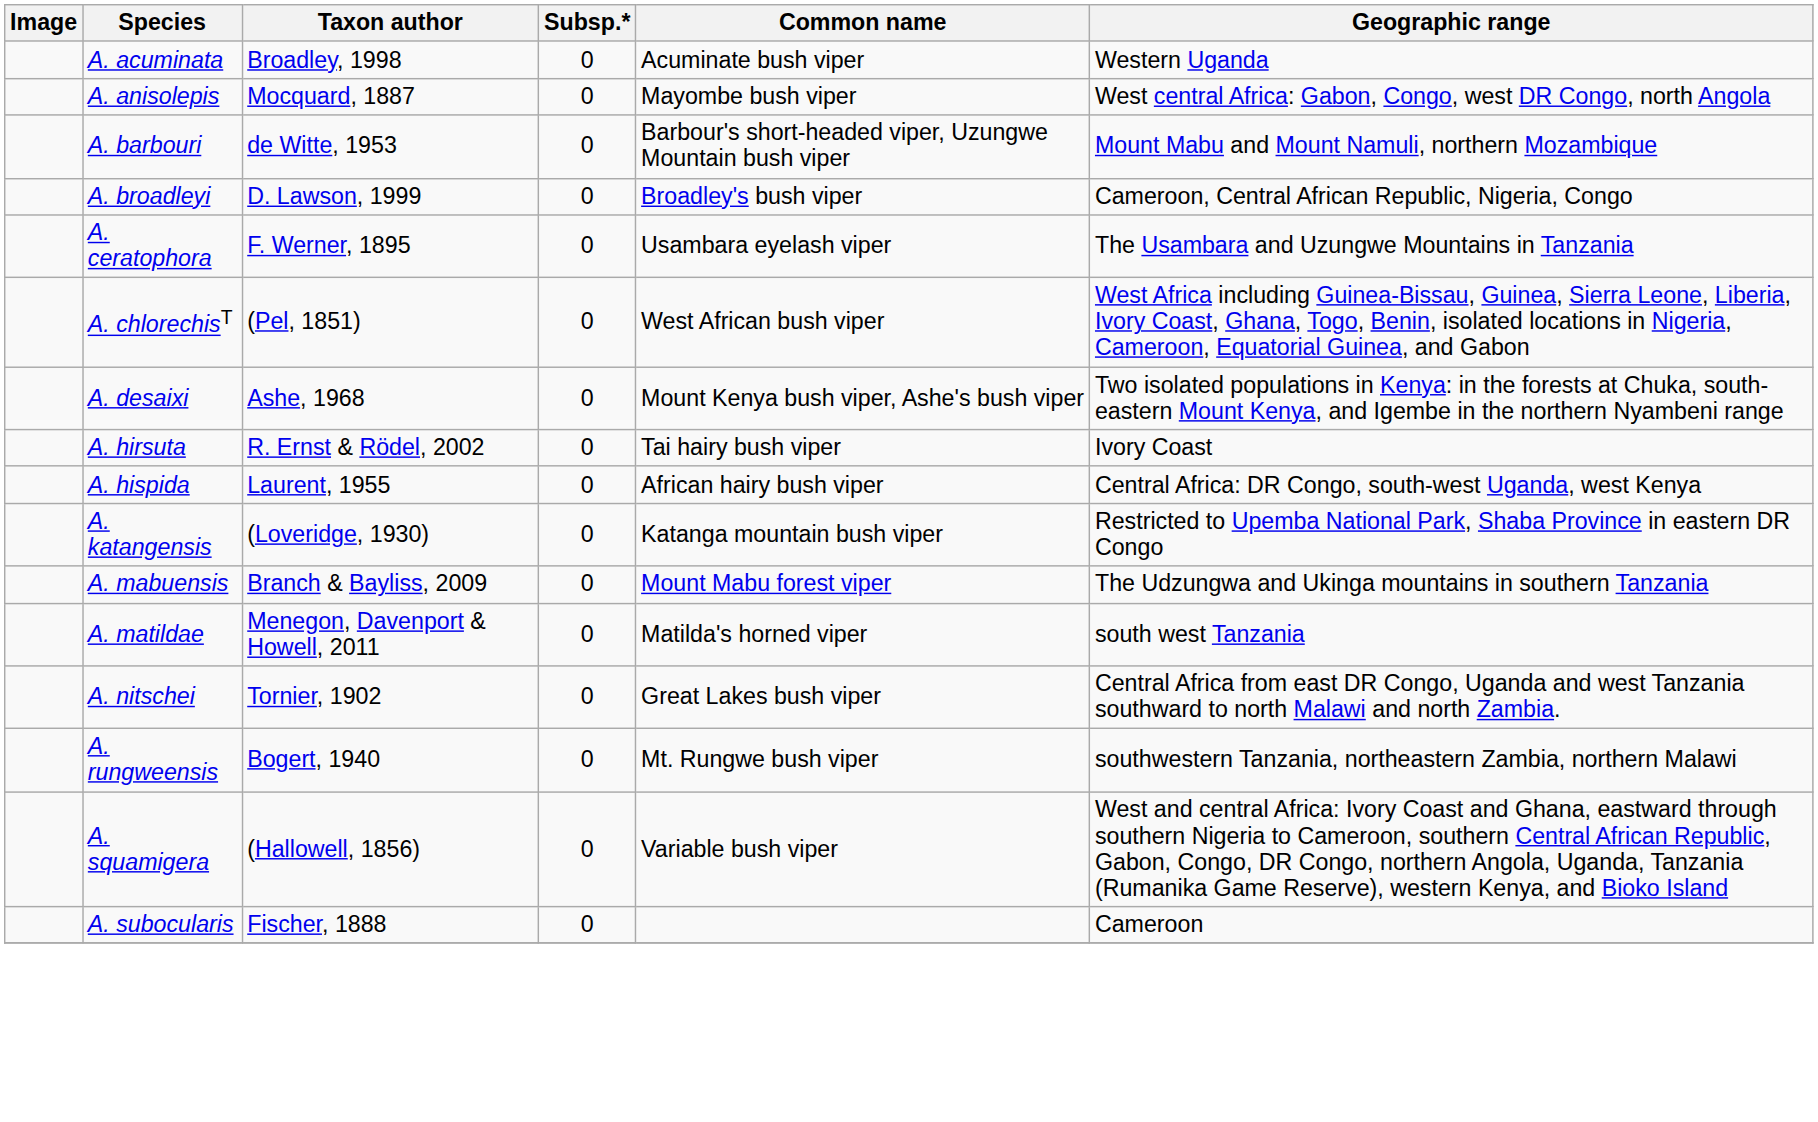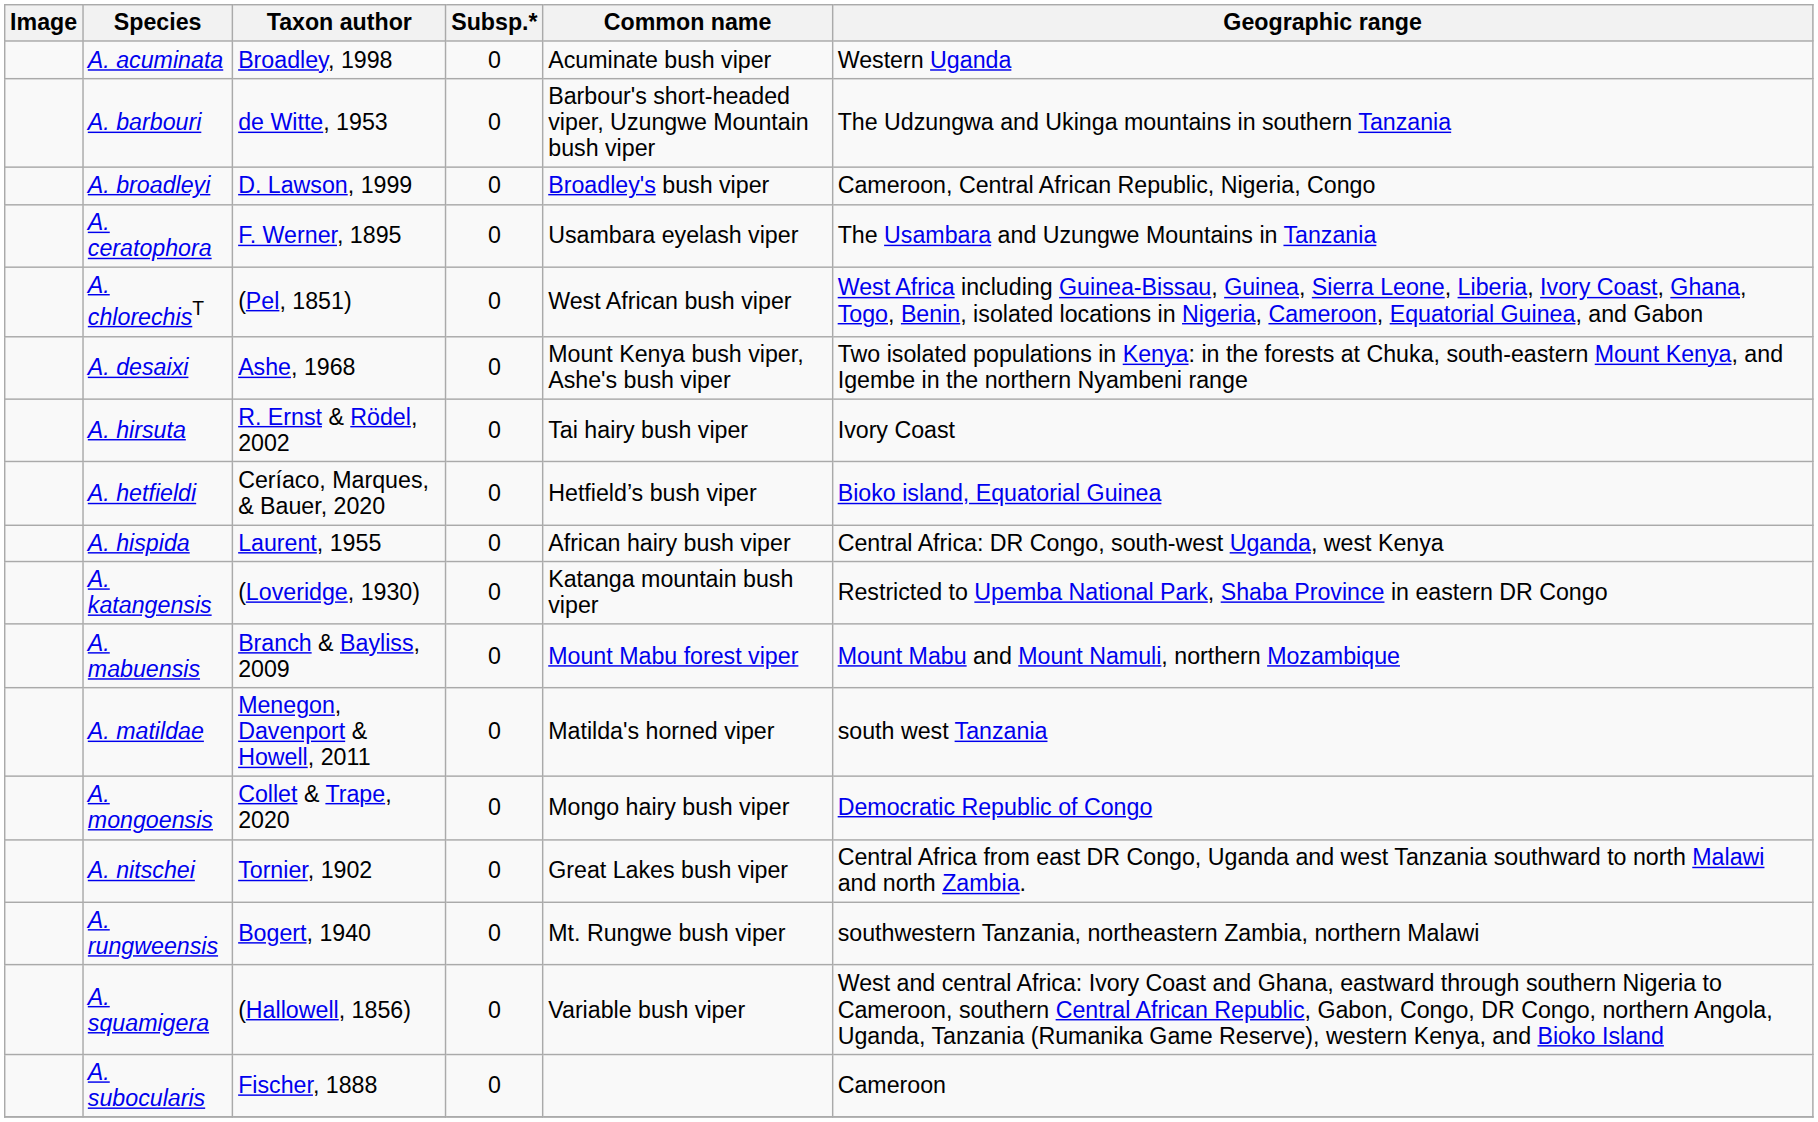- row: (154, 96)
(1376, 146) Mount Mabu and Mount Namuli, northern Mozambique -> (1144, 122) The Udzungwa and Ukinga mountains in southern Tanzania
+ row: (142, 493)
(1402, 584) The Udzungwa and Ukinga mountains in southern Tanzania -> (1119, 655) Mount Mabu and Mount Namuli, northern Mozambique
+ row: (150, 807)
